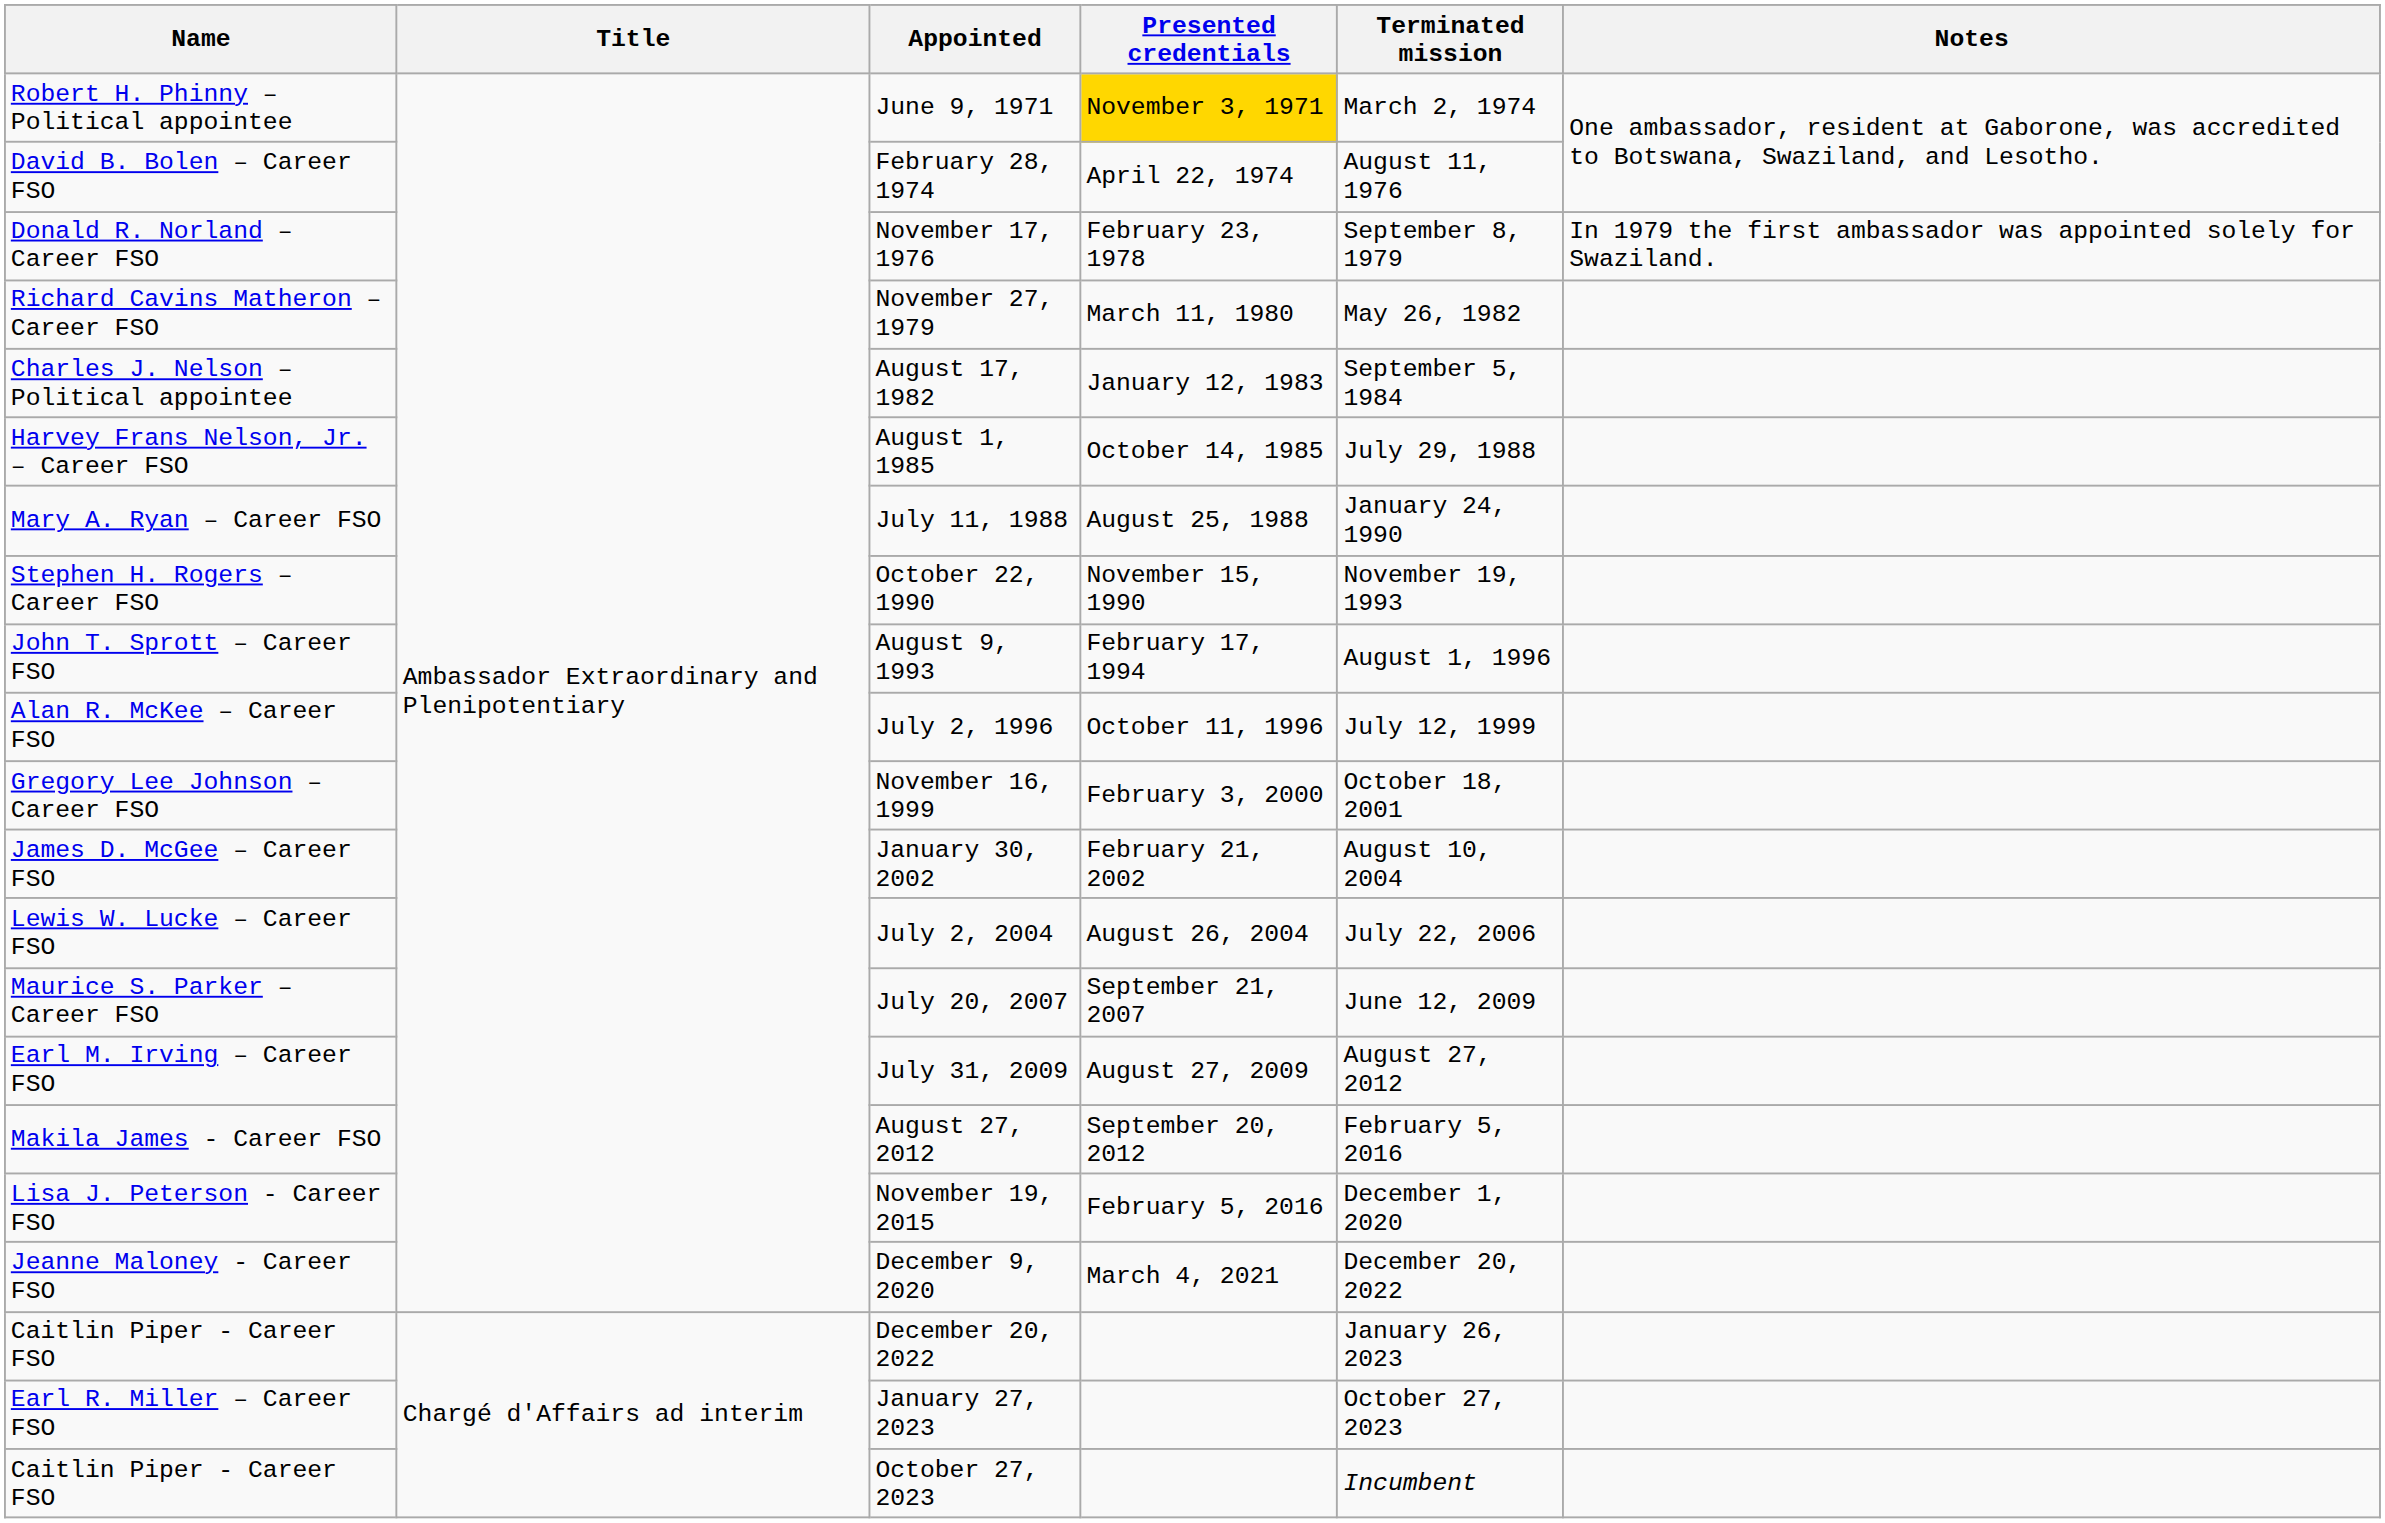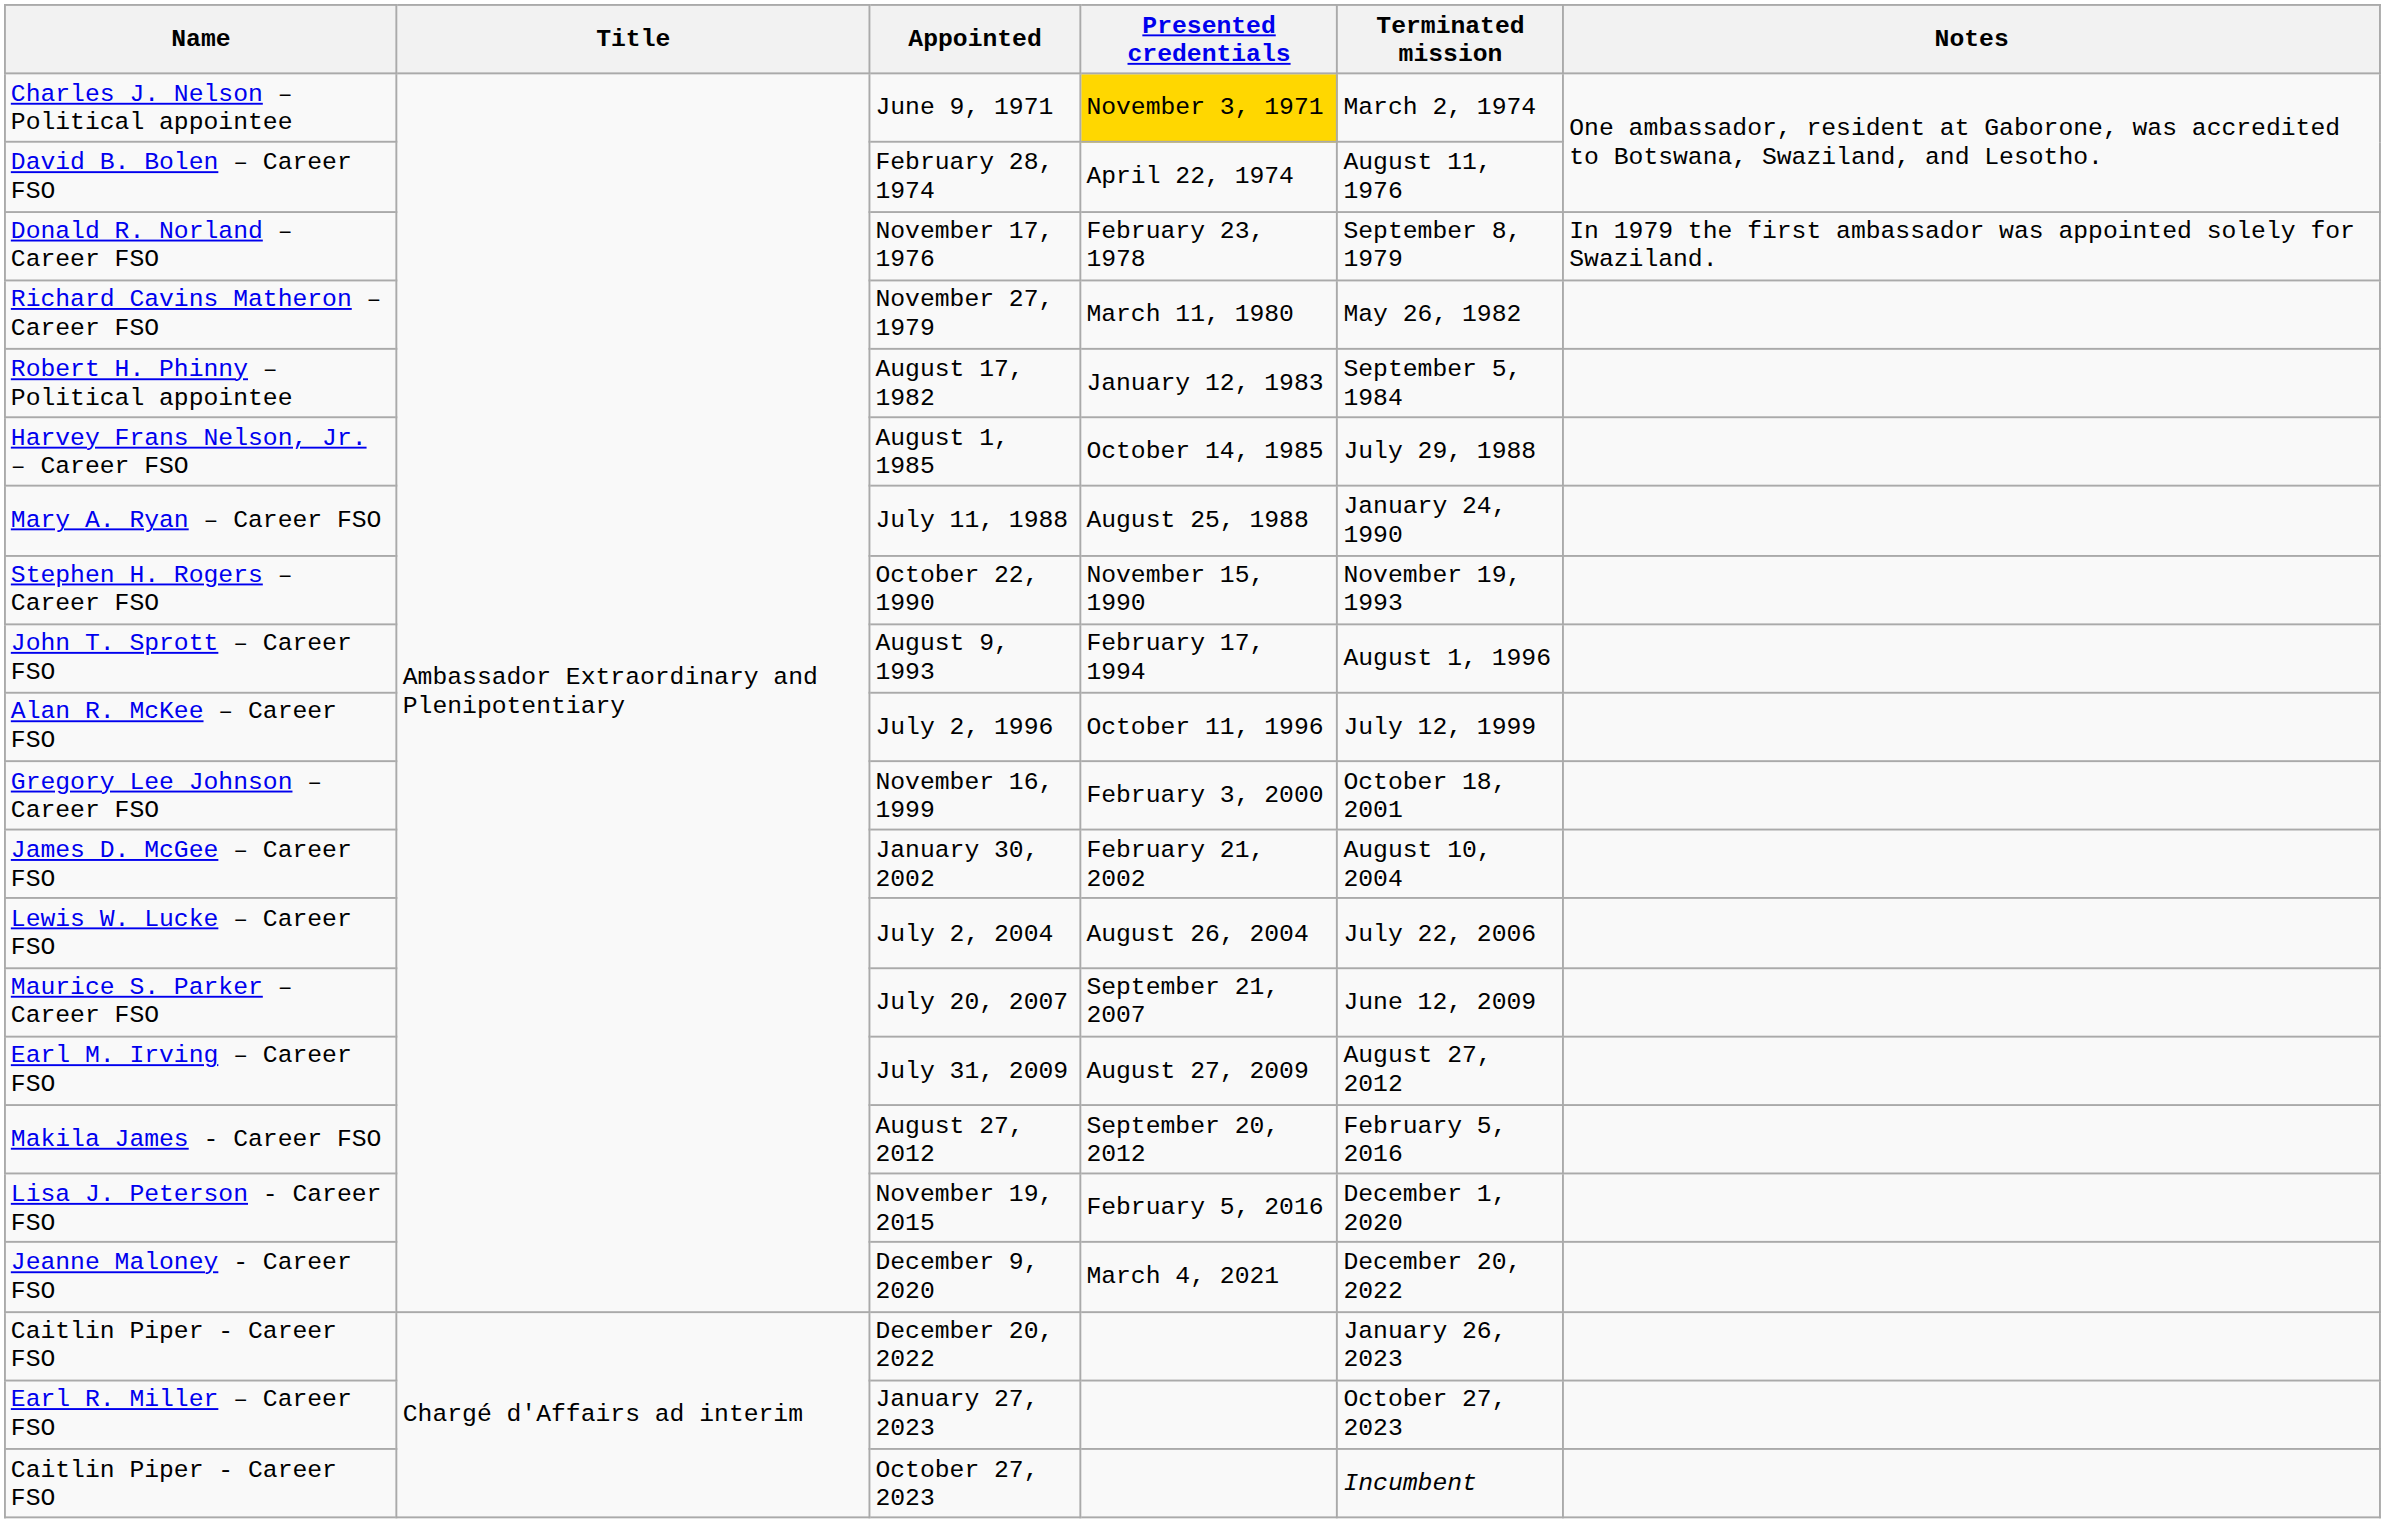(152, 108) Robert H. Phinny – Political appointee -> (152, 108) Charles J. Nelson – Political appointee
(152, 383) Charles J. Nelson – Political appointee -> (152, 383) Robert H. Phinny – Political appointee
